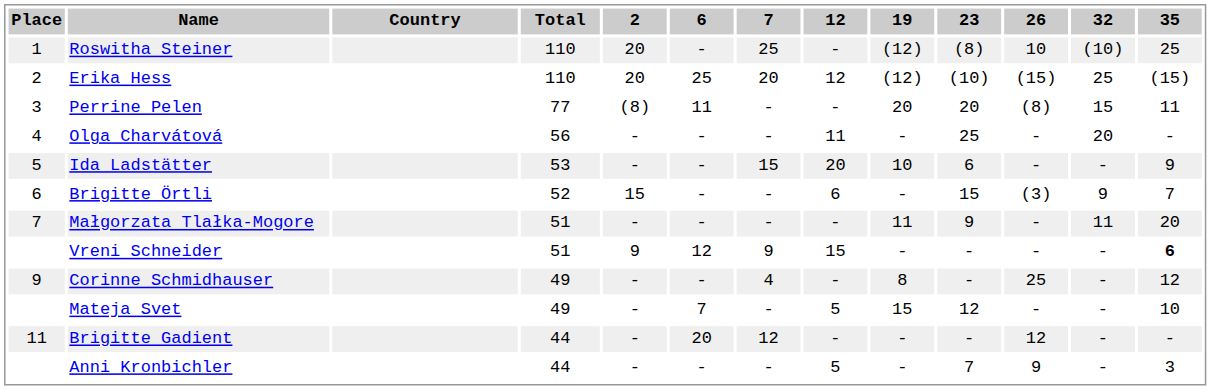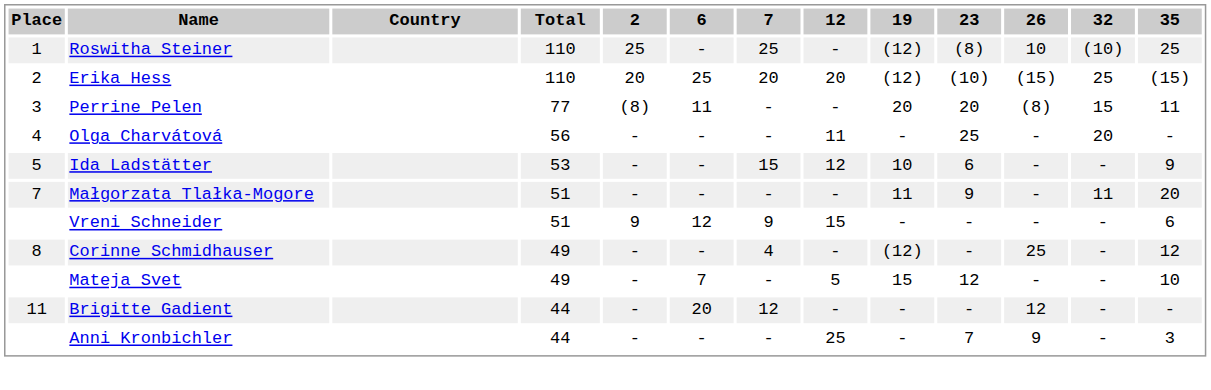(635, 50) 20 -> (635, 50) 25
(835, 78) 12 -> (835, 78) 20
(835, 165) 20 -> (835, 165) 12
- row: (141, 194)
(1170, 252) bold -> (1170, 223) normal
(37, 281) 9 -> (37, 252) 8
(902, 281) 8 -> (902, 252) (12)
(835, 367) 5 -> (835, 338) 25
